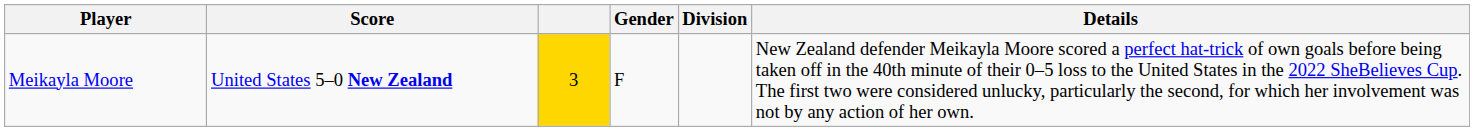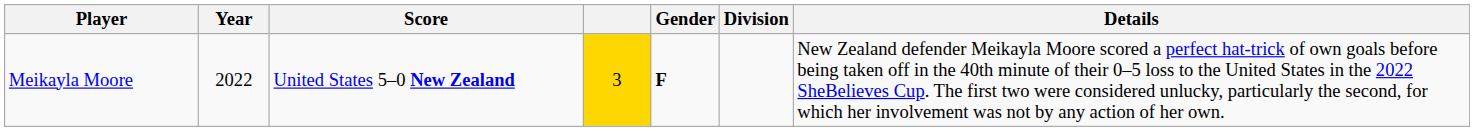+ column: (234, 19)
(619, 79) normal -> (661, 79) bold
